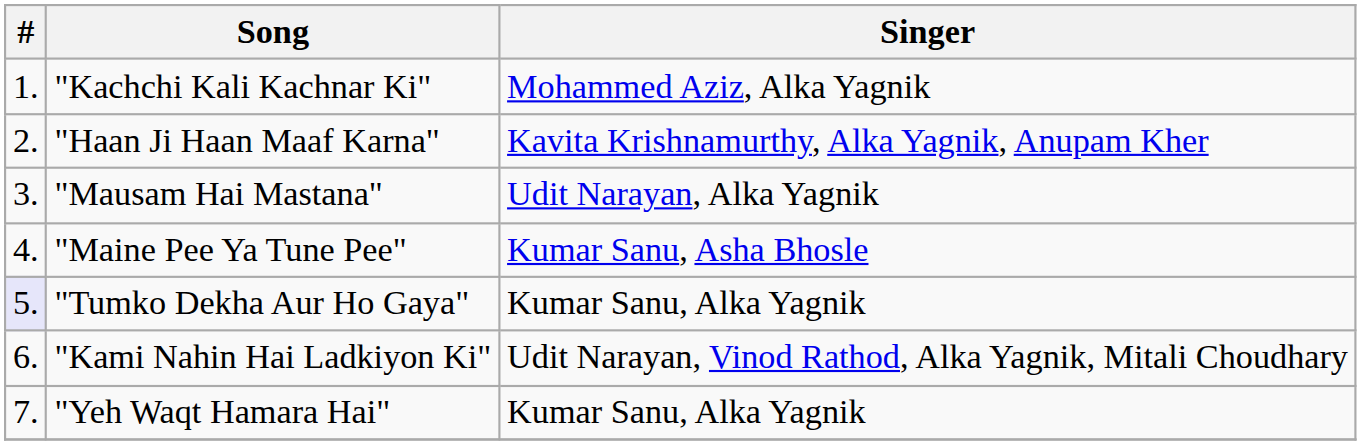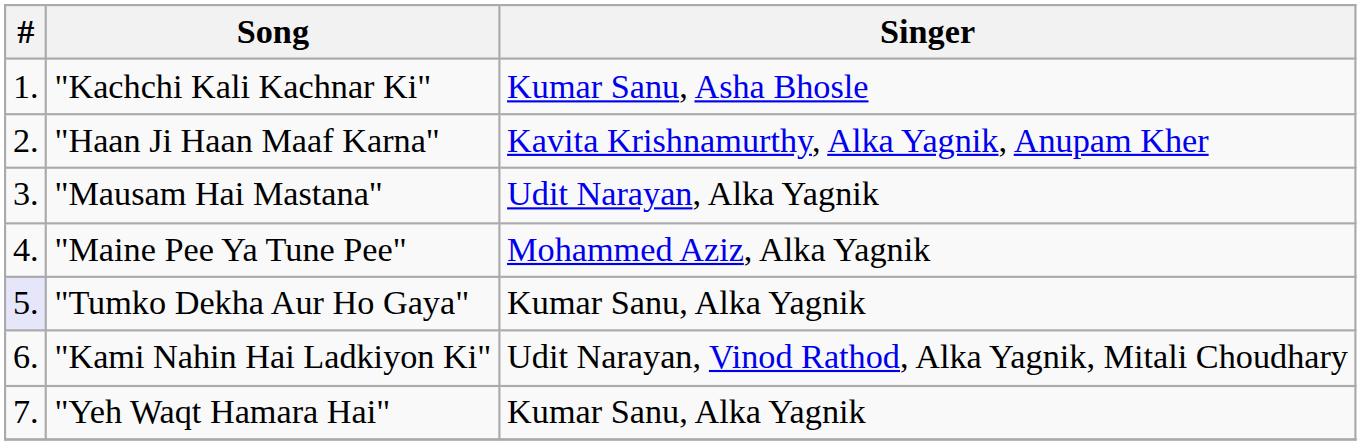(719, 85) Mohammed Aziz, Alka Yagnik -> (688, 85) Kumar Sanu, Asha Bhosle
(688, 248) Kumar Sanu, Asha Bhosle -> (719, 248) Mohammed Aziz, Alka Yagnik
